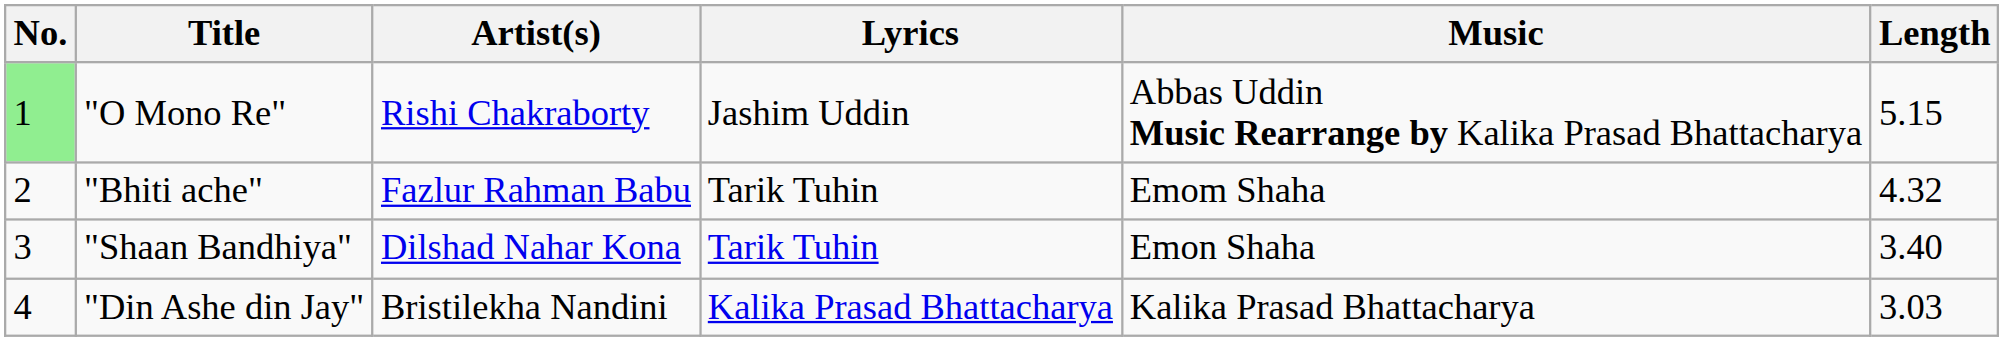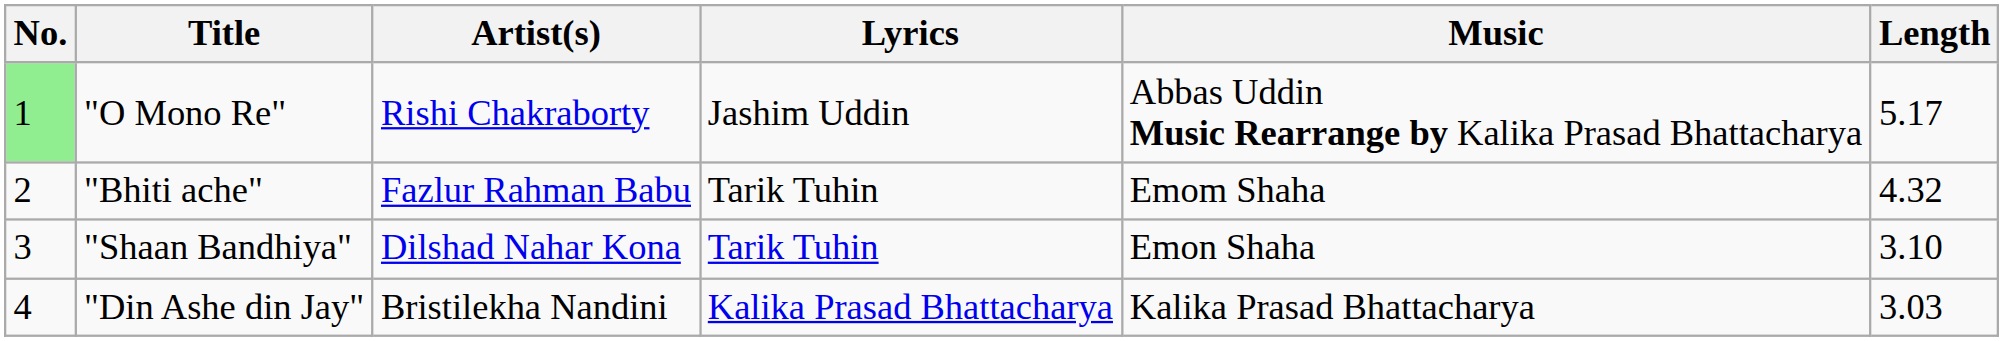(1911, 111) 5.15 -> (1911, 111) 5.17
(1911, 248) 3.40 -> (1911, 248) 3.10
